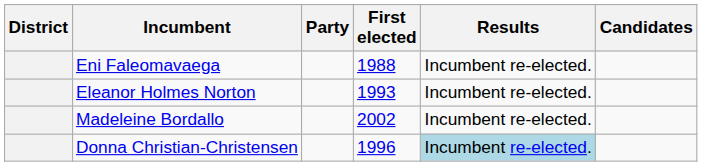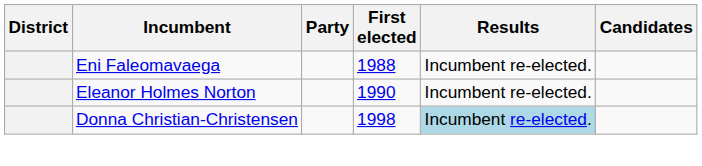(376, 92) 1993 -> (376, 92) 1990
- row: (150, 119)
(376, 147) 1996 -> (376, 119) 1998
